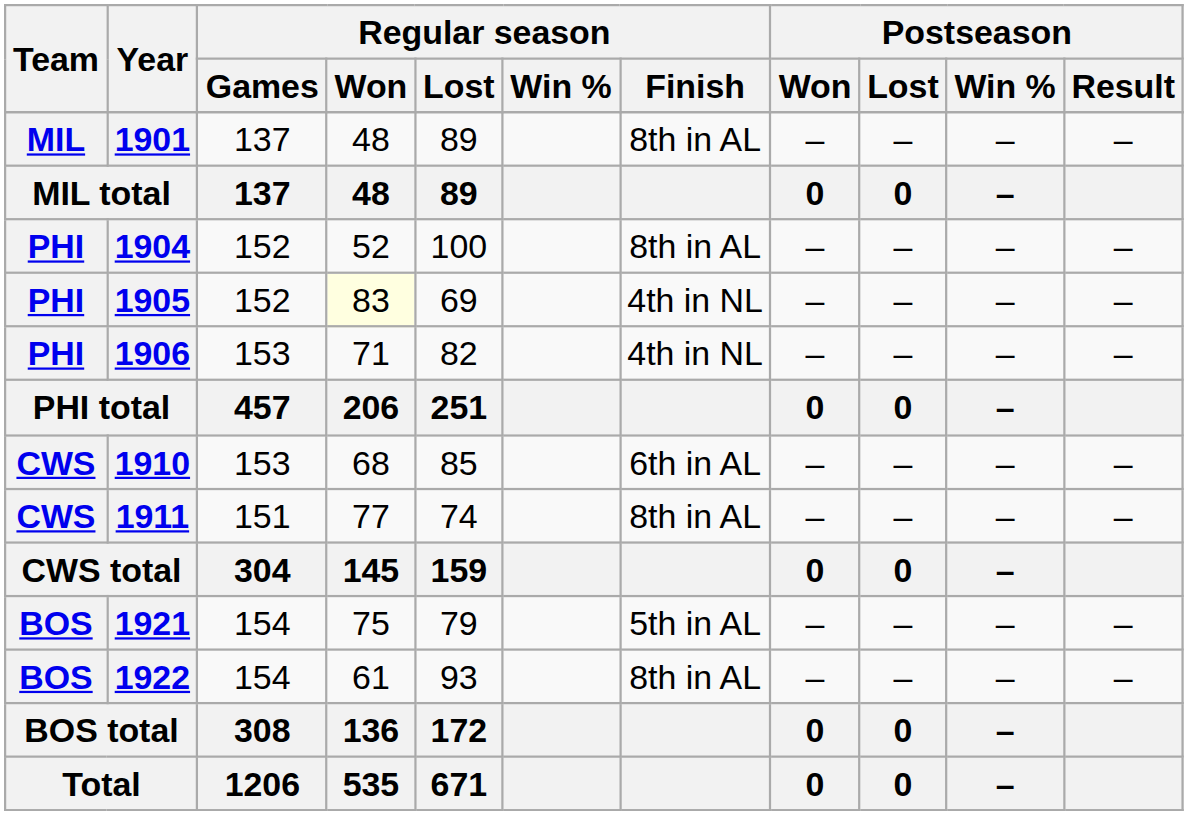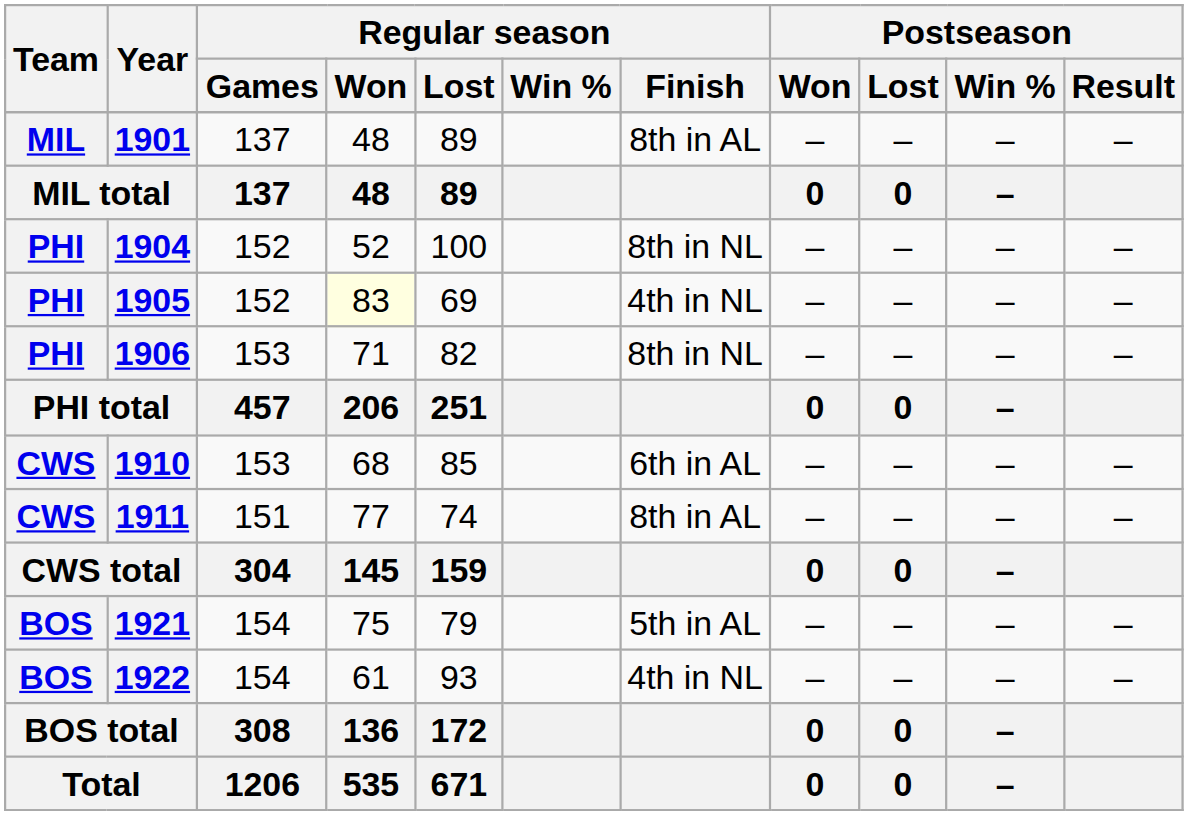(695, 247) 8th in AL -> (695, 247) 8th in NL
(695, 354) 4th in NL -> (695, 354) 8th in NL
(695, 676) 8th in AL -> (695, 676) 4th in NL
